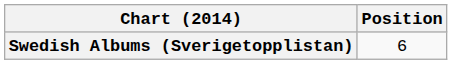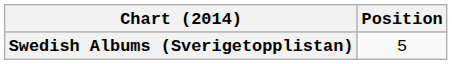(402, 46) 6 -> (402, 46) 5
